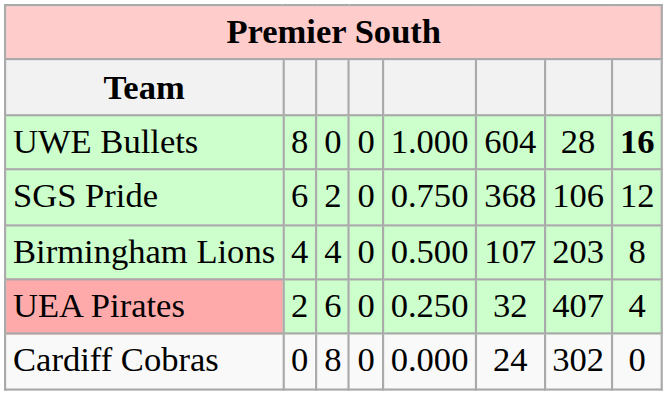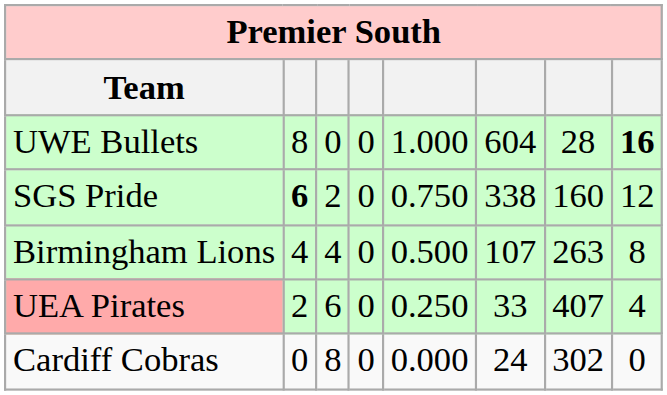(300, 196) normal -> (300, 196) bold
(510, 196) 368 -> (510, 196) 338
(578, 196) 106 -> (578, 196) 160
(578, 251) 203 -> (578, 251) 263
(510, 305) 32 -> (510, 305) 33
